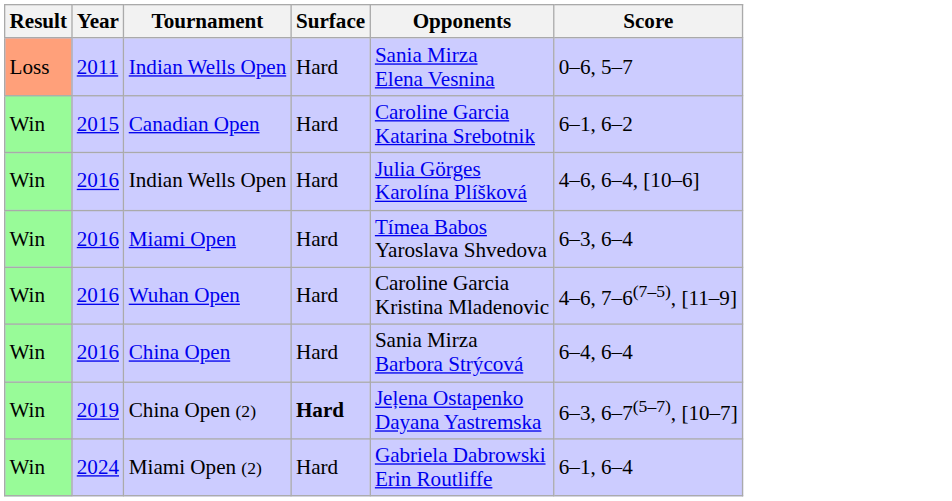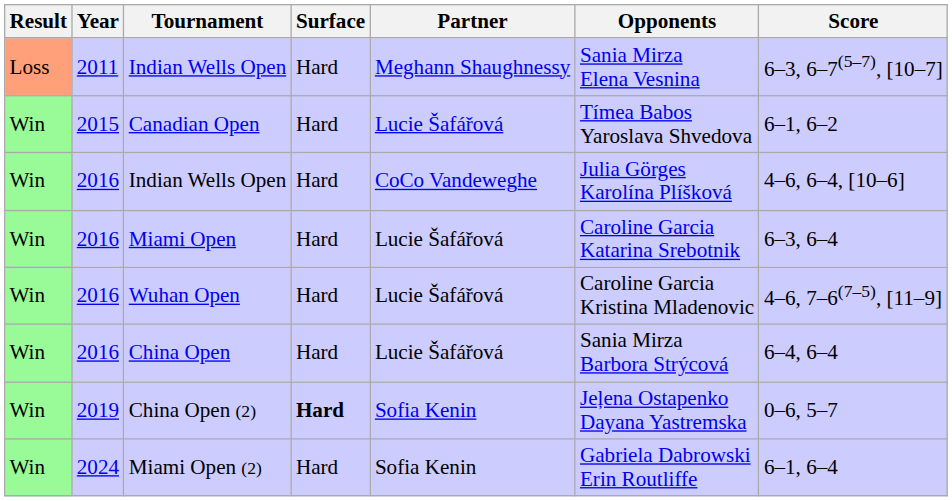+ column: (473, 21)
(596, 66) 0–6, 5–7 -> (853, 66) 6–3, 6–7(5–7), [10–7]
(455, 123) Caroline Garcia Katarina Srebotnik -> (666, 123) Tímea Babos Yaroslava Shvedova
(461, 238) Tímea Babos Yaroslava Shvedova -> (660, 238) Caroline Garcia Katarina Srebotnik
(648, 410) 6–3, 6–7(5–7), [10–7] -> (801, 410) 0–6, 5–7
